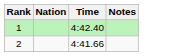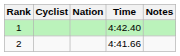+ column: (52, 12)
